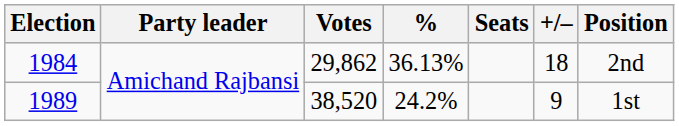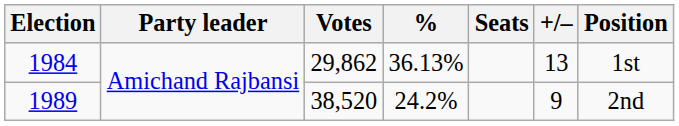(556, 62) 18 -> (556, 62) 13
(626, 62) 2nd -> (626, 62) 1st
(626, 100) 1st -> (626, 100) 2nd
